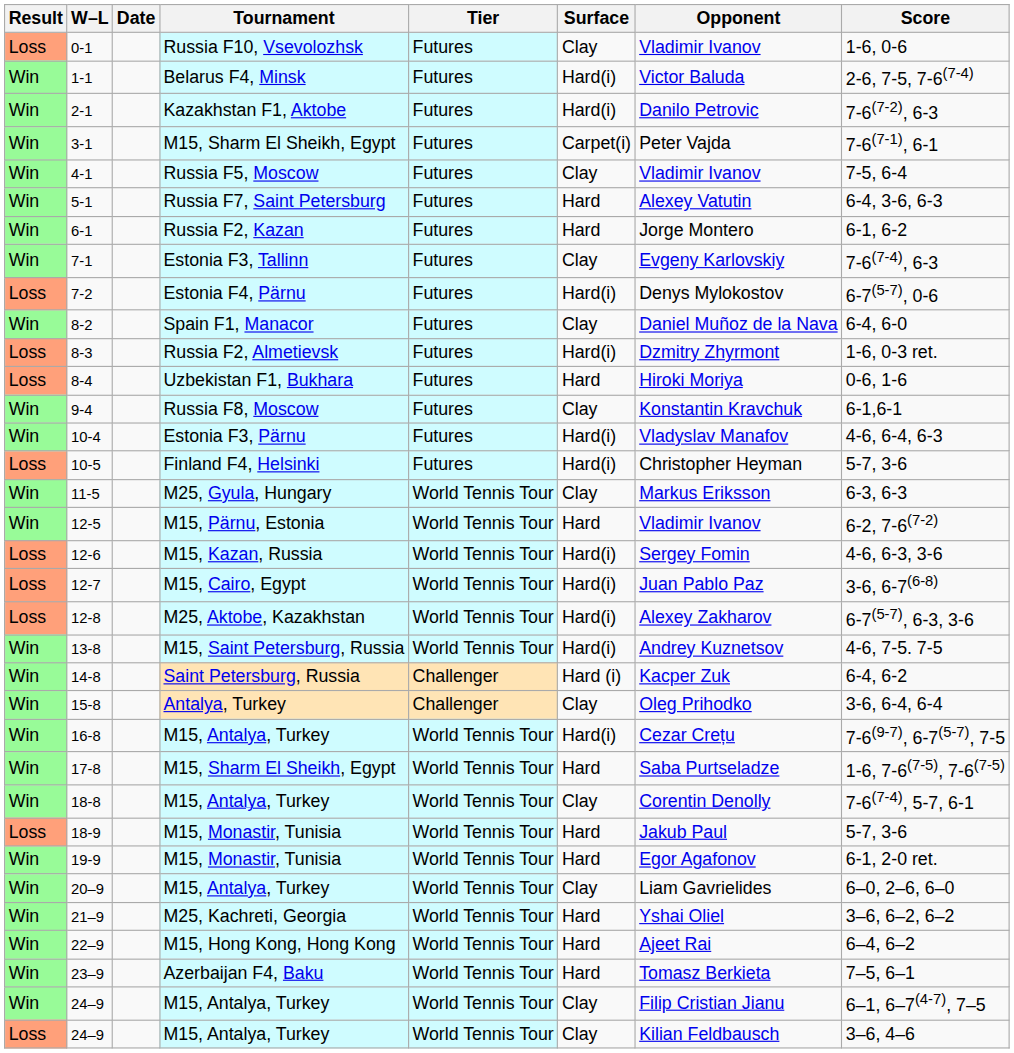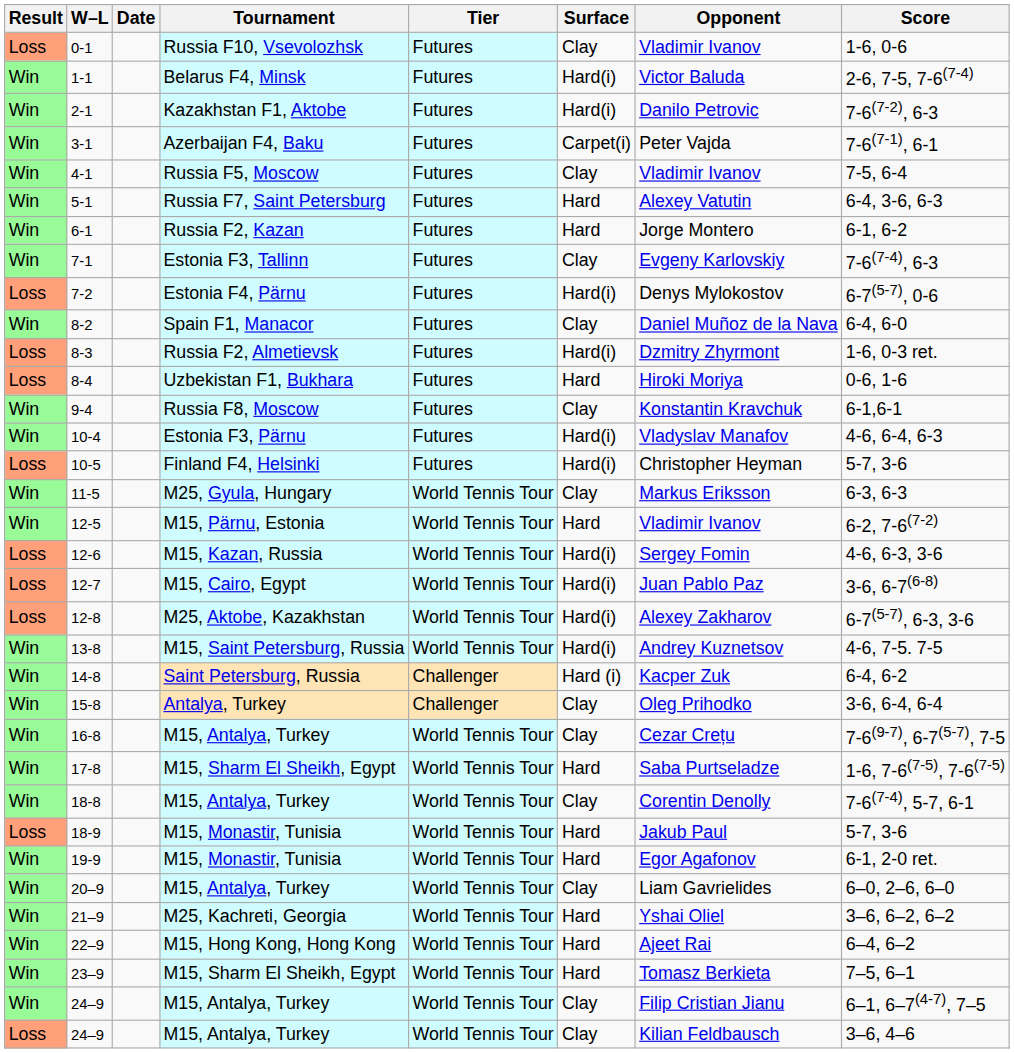(279, 143) M15, Sharm El Sheikh, Egypt -> (243, 143) Azerbaijan F4, Baku
(589, 735) Hard(i) -> (580, 735) Clay
(243, 972) Azerbaijan F4, Baku -> (279, 972) M15, Sharm El Sheikh, Egypt
